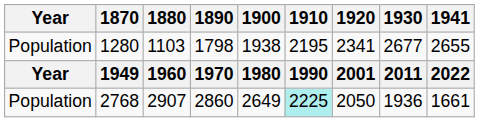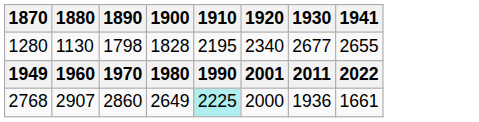- column: (50, 18)
(166, 46) 1103 -> (75, 46) 1130
(261, 46) 1938 -> (170, 46) 1828
(356, 46) 2341 -> (265, 46) 2340
(356, 102) 2050 -> (265, 102) 2000
